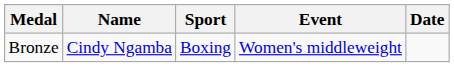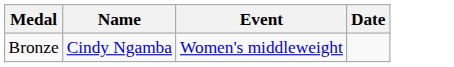- column: (206, 18)
